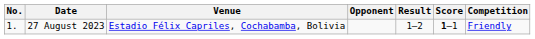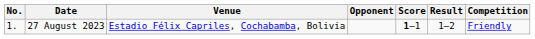columns swapped: (449, 12) <-> (415, 12)
